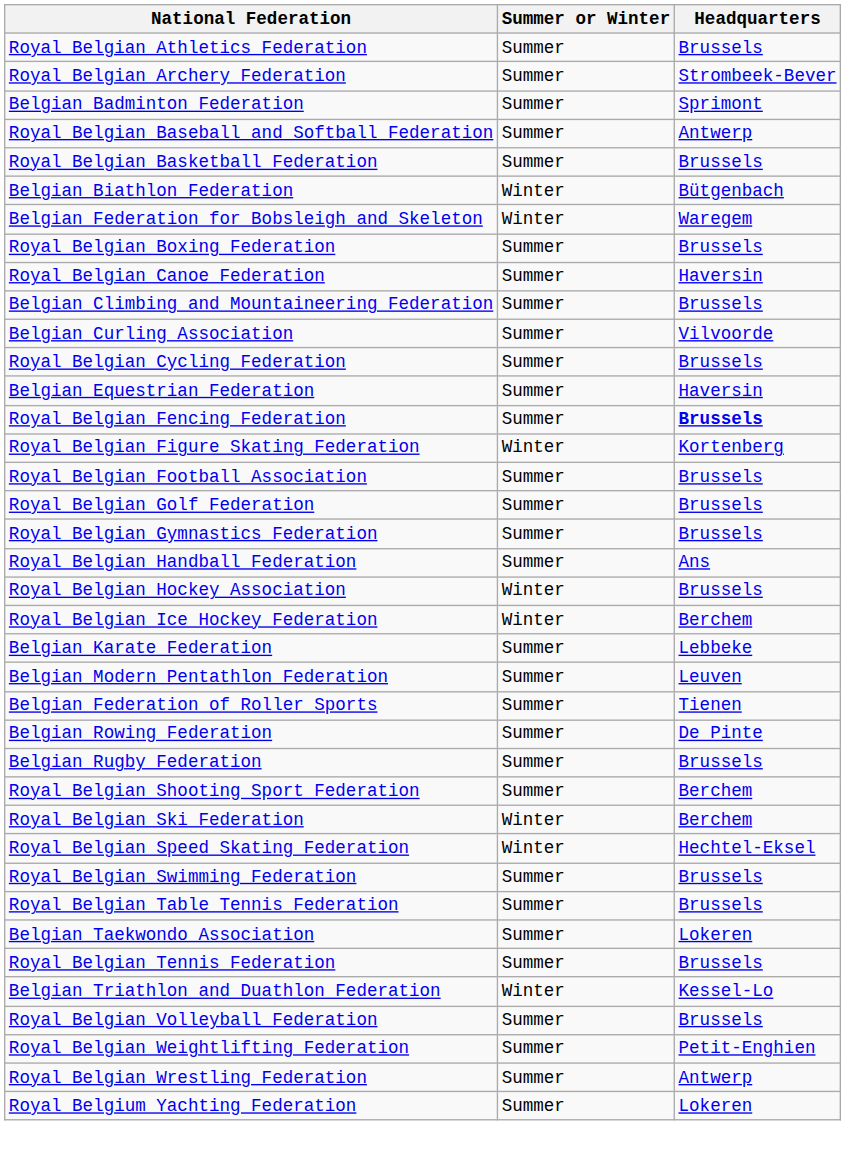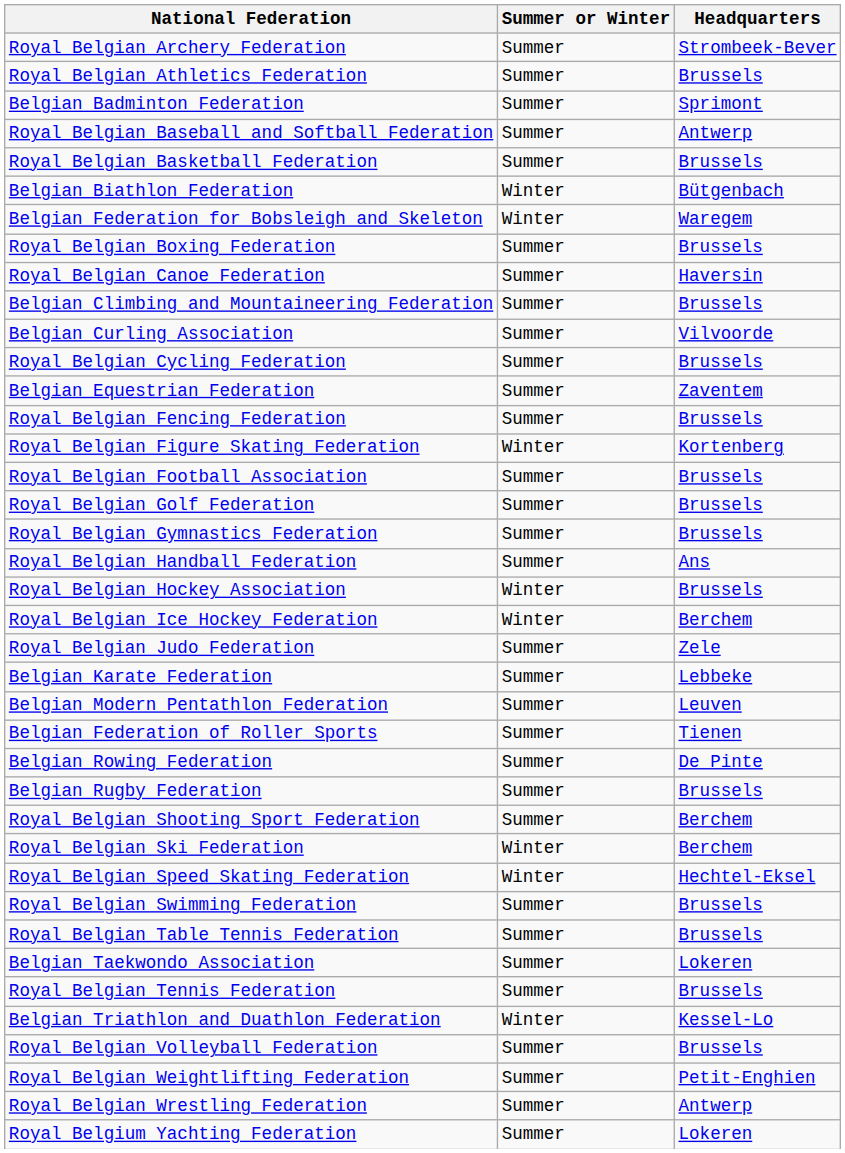rows swapped: (177, 76) <-> (188, 48)
(721, 391) Haversin -> (721, 391) Zaventem
(721, 419) bold -> (721, 419) normal
+ row: (162, 648)
